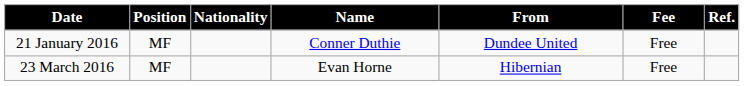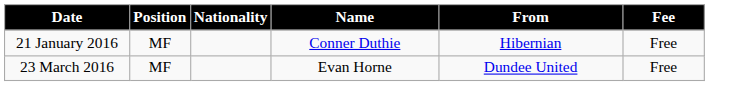- column: (722, 17)
(531, 43) Dundee United -> (531, 43) Hibernian
(531, 68) Hibernian -> (531, 68) Dundee United
